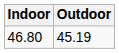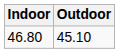(74, 37) 45.19 -> (74, 37) 45.10
